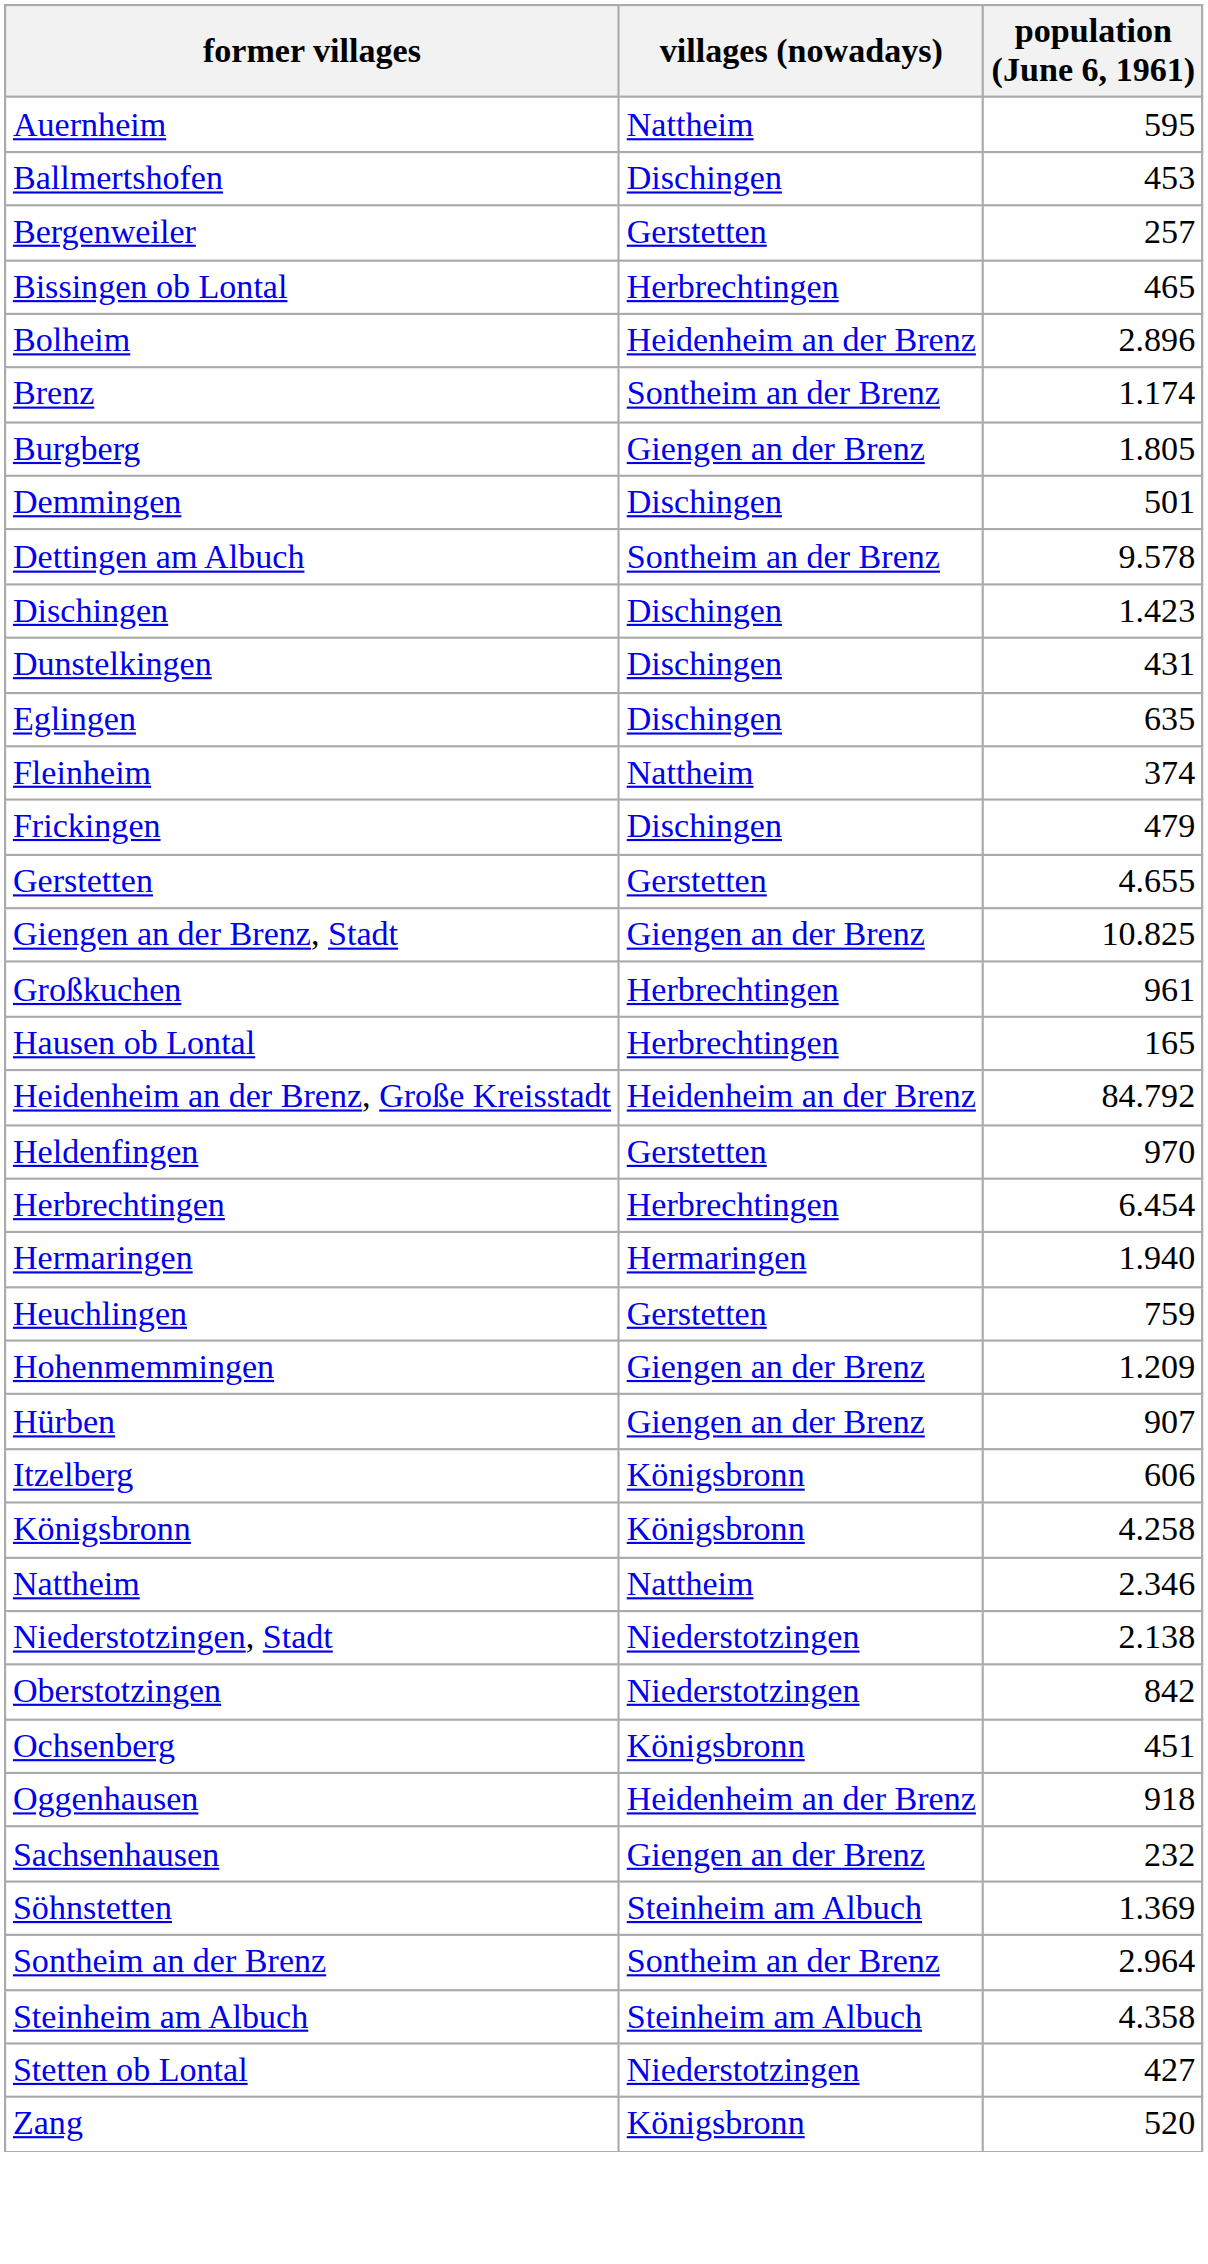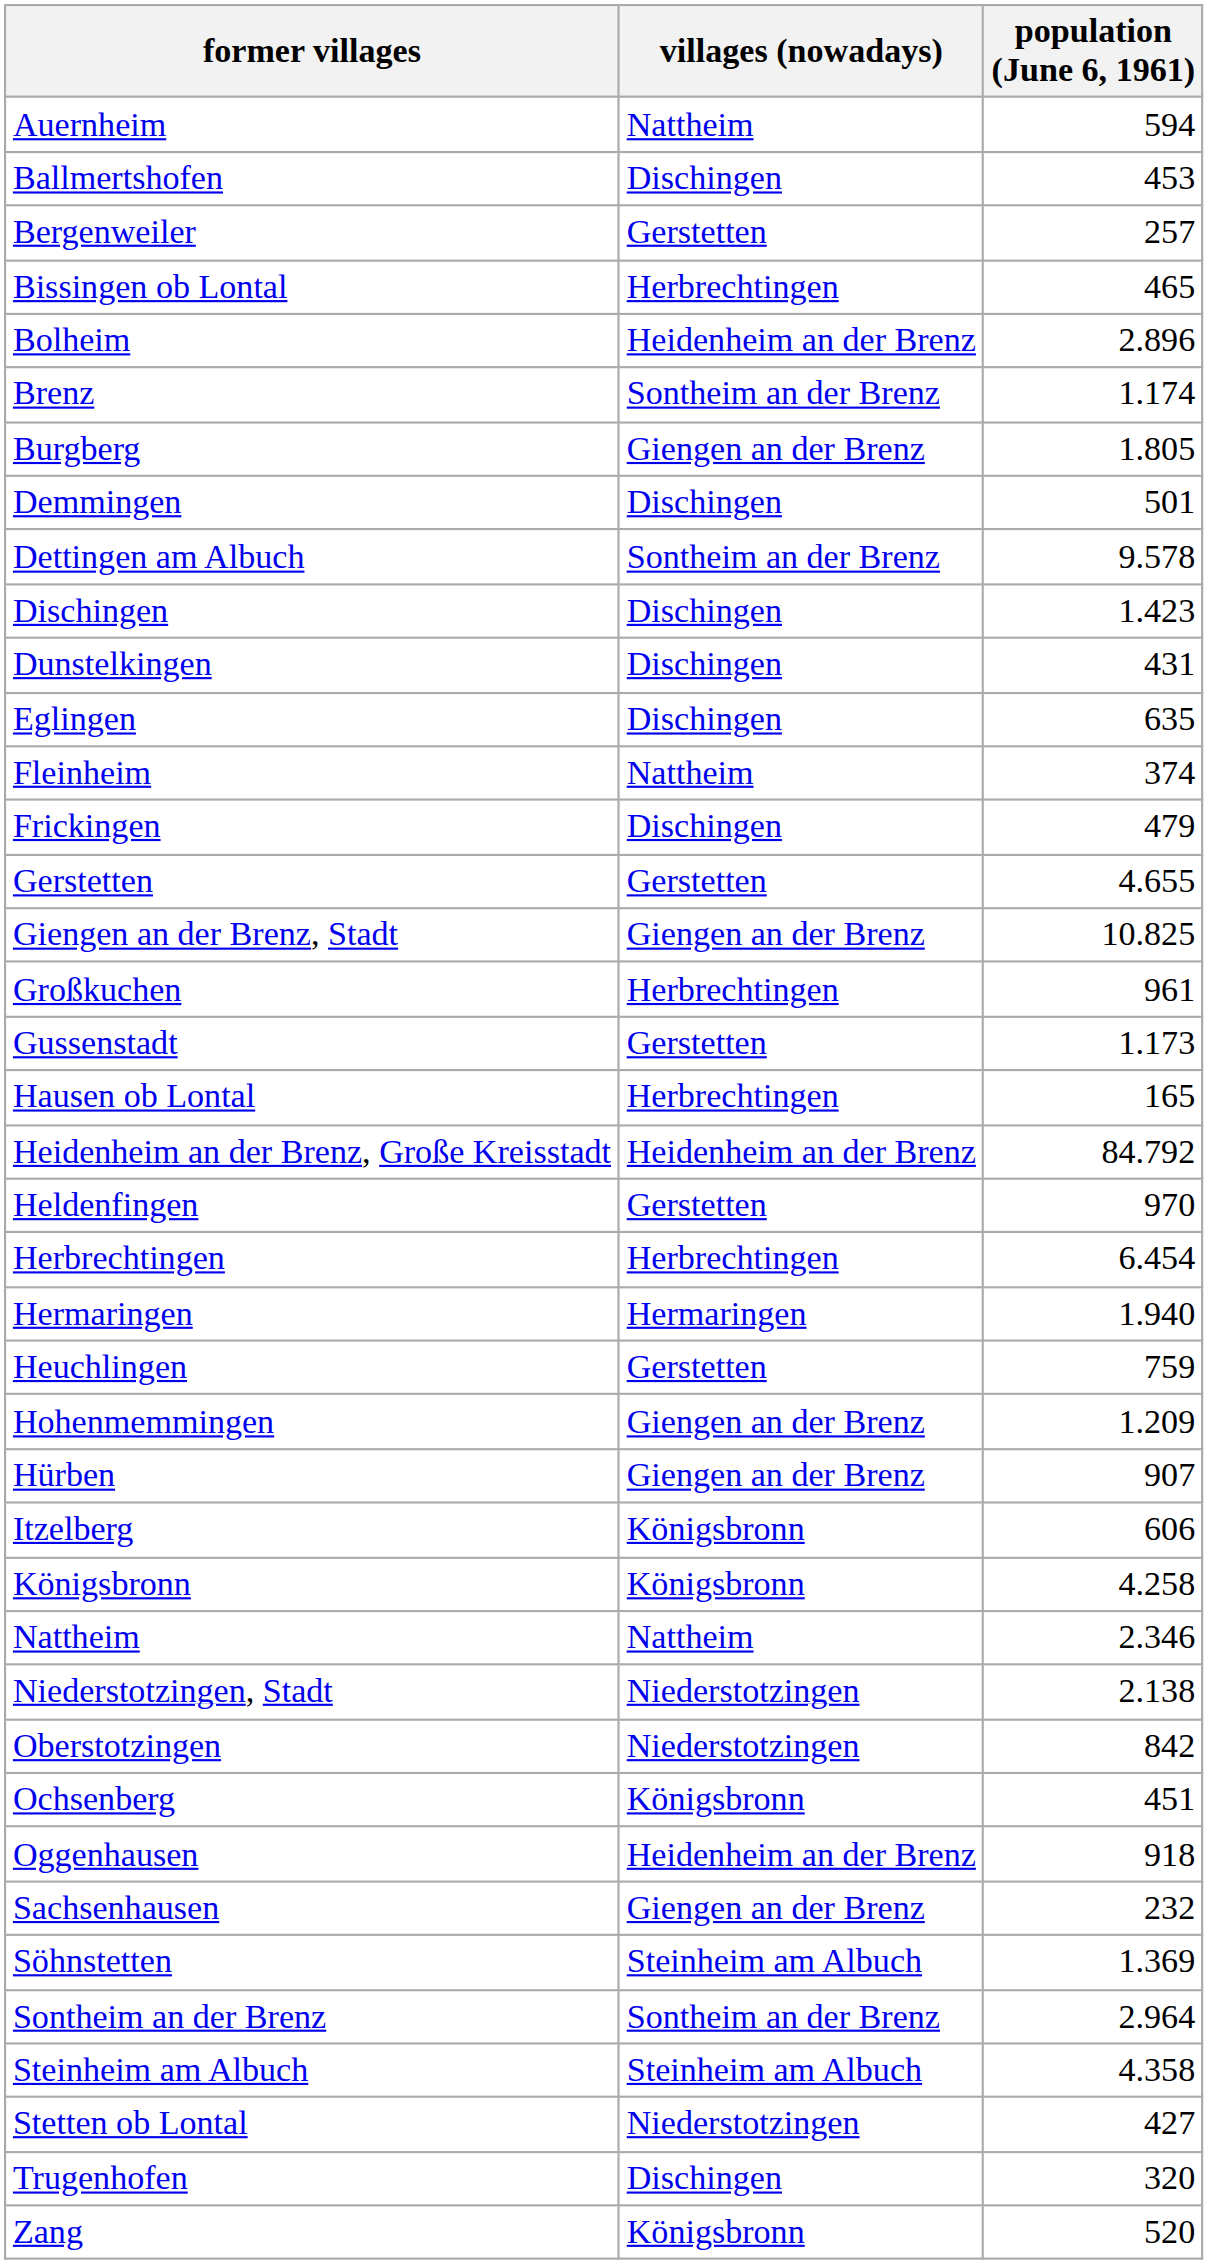(1170, 123) 595 -> (1170, 123) 594
+ row: (95, 1042)
+ row: (100, 2177)
